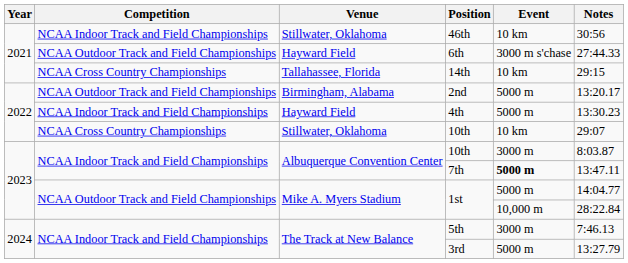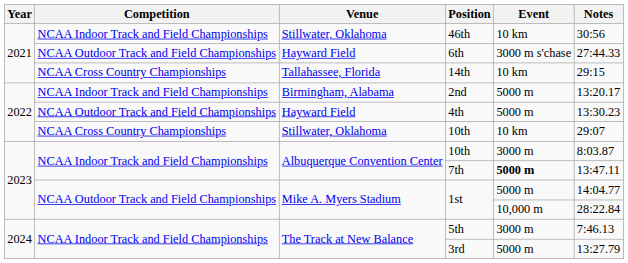(157, 92) NCAA Outdoor Track and Field Championships -> (153, 92) NCAA Indoor Track and Field Championships
(153, 111) NCAA Indoor Track and Field Championships -> (157, 111) NCAA Outdoor Track and Field Championships
